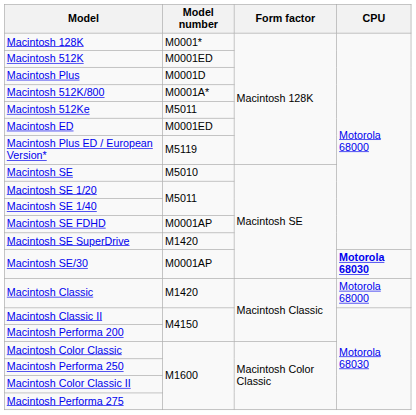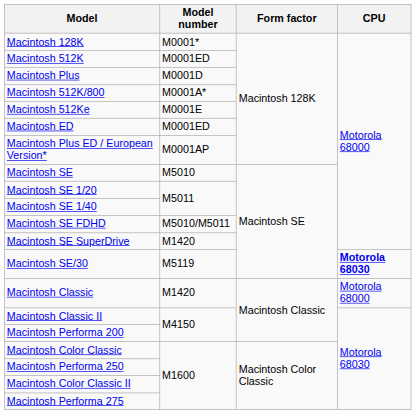(181, 110) M5011 -> (182, 110) M0001E
(181, 150) M5119 -> (186, 150) M0001AP
(189, 224) M0001AP -> (196, 224) M5010/M5011
(189, 264) M0001AP -> (178, 264) M5119
